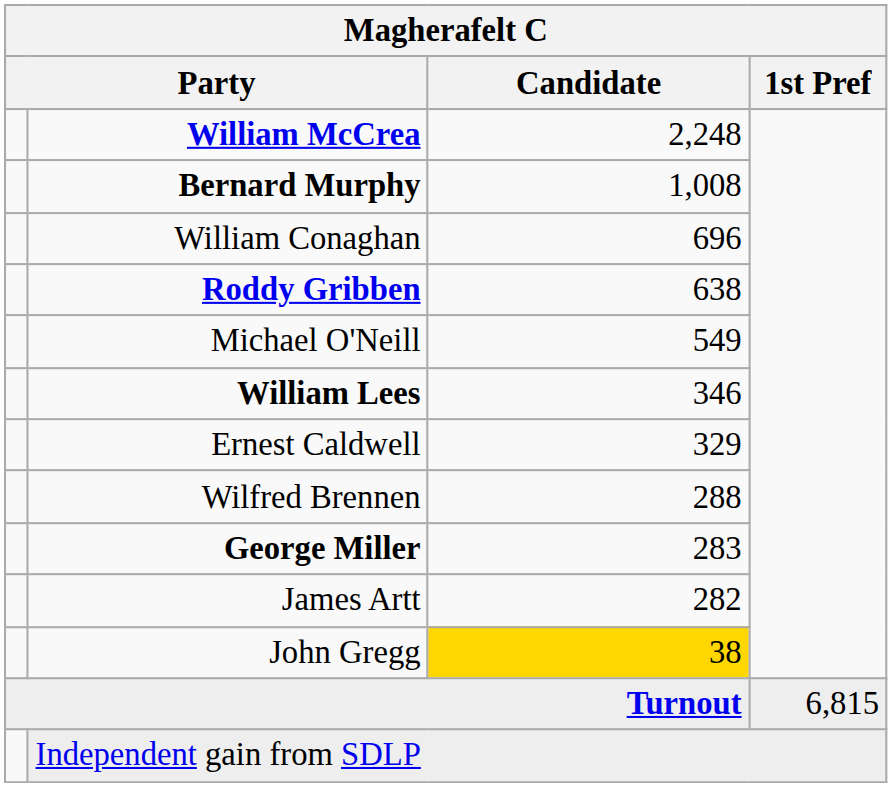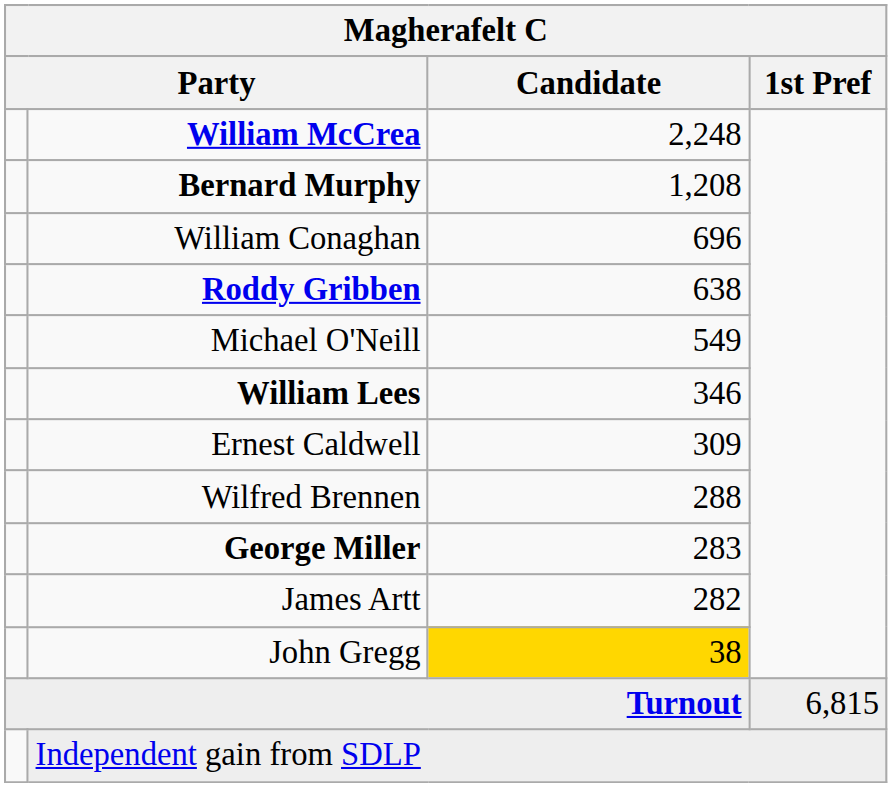(705, 185) 1,008 -> (705, 185) 1,208
(717, 444) 329 -> (717, 444) 309
